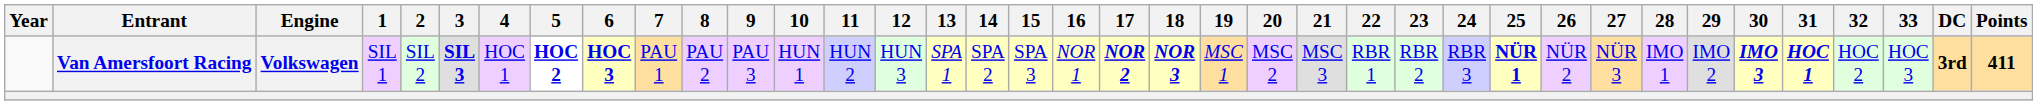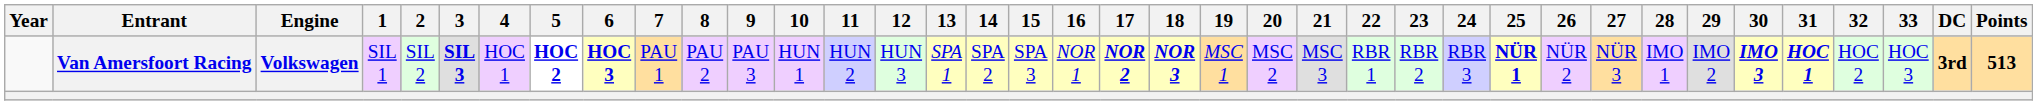(2002, 63) 411 -> (2002, 63) 513
